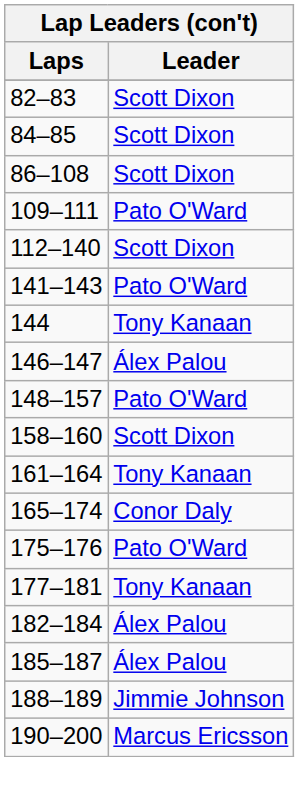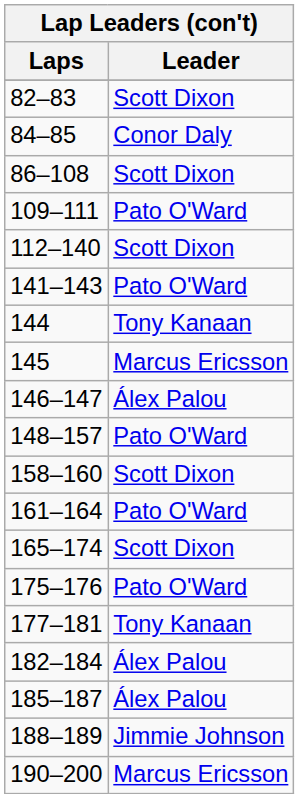(174, 135) Scott Dixon -> (173, 135) Conor Daly
+ row: (30, 361)
(182, 473) Tony Kanaan -> (180, 511) Pato O'Ward
(173, 511) Conor Daly -> (174, 549) Scott Dixon
